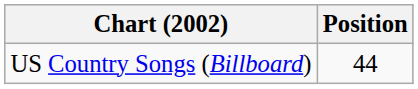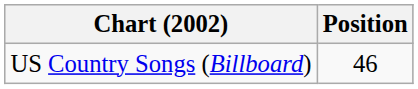(365, 63) 44 -> (365, 63) 46
